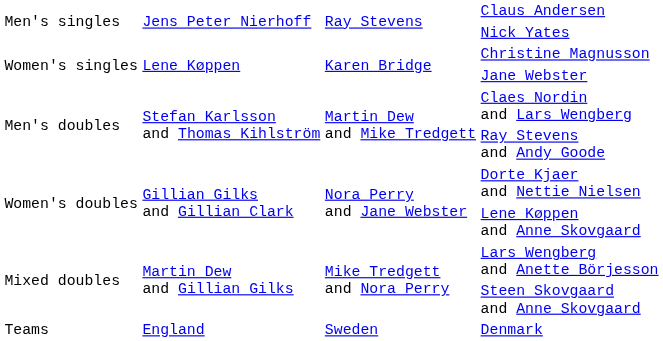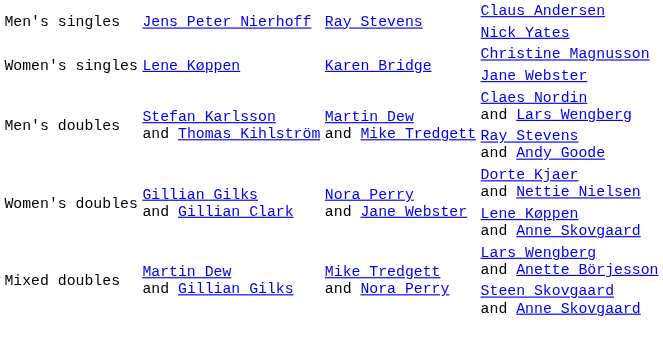- row: (512, 330)
